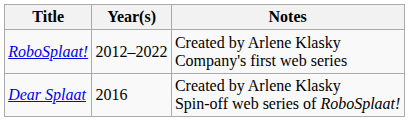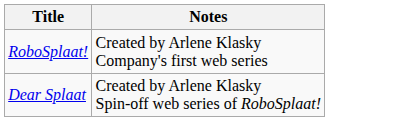- column: (132, 17)
